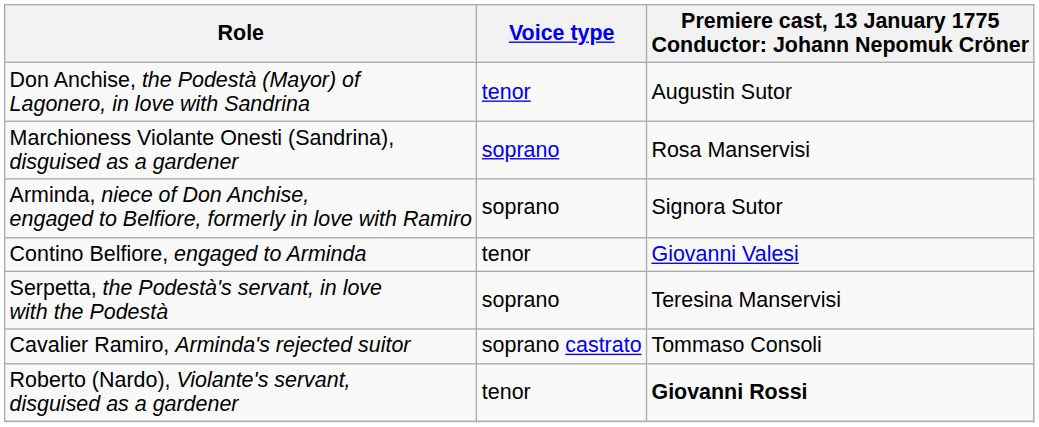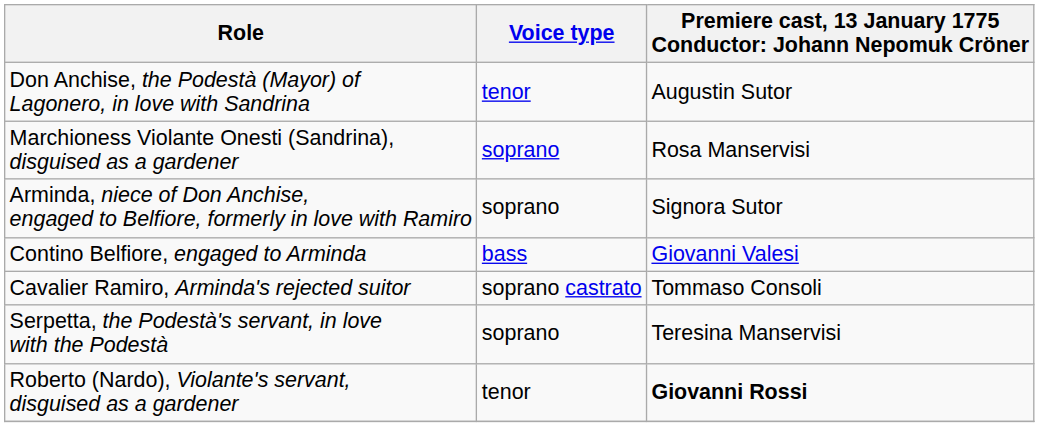(506, 253) tenor -> (505, 253) bass
rows swapped: (210, 346) <-> (196, 300)
